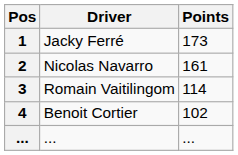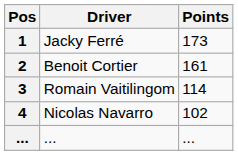(98, 65) Nicolas Navarro -> (91, 65) Benoit Cortier
(91, 113) Benoit Cortier -> (98, 113) Nicolas Navarro
